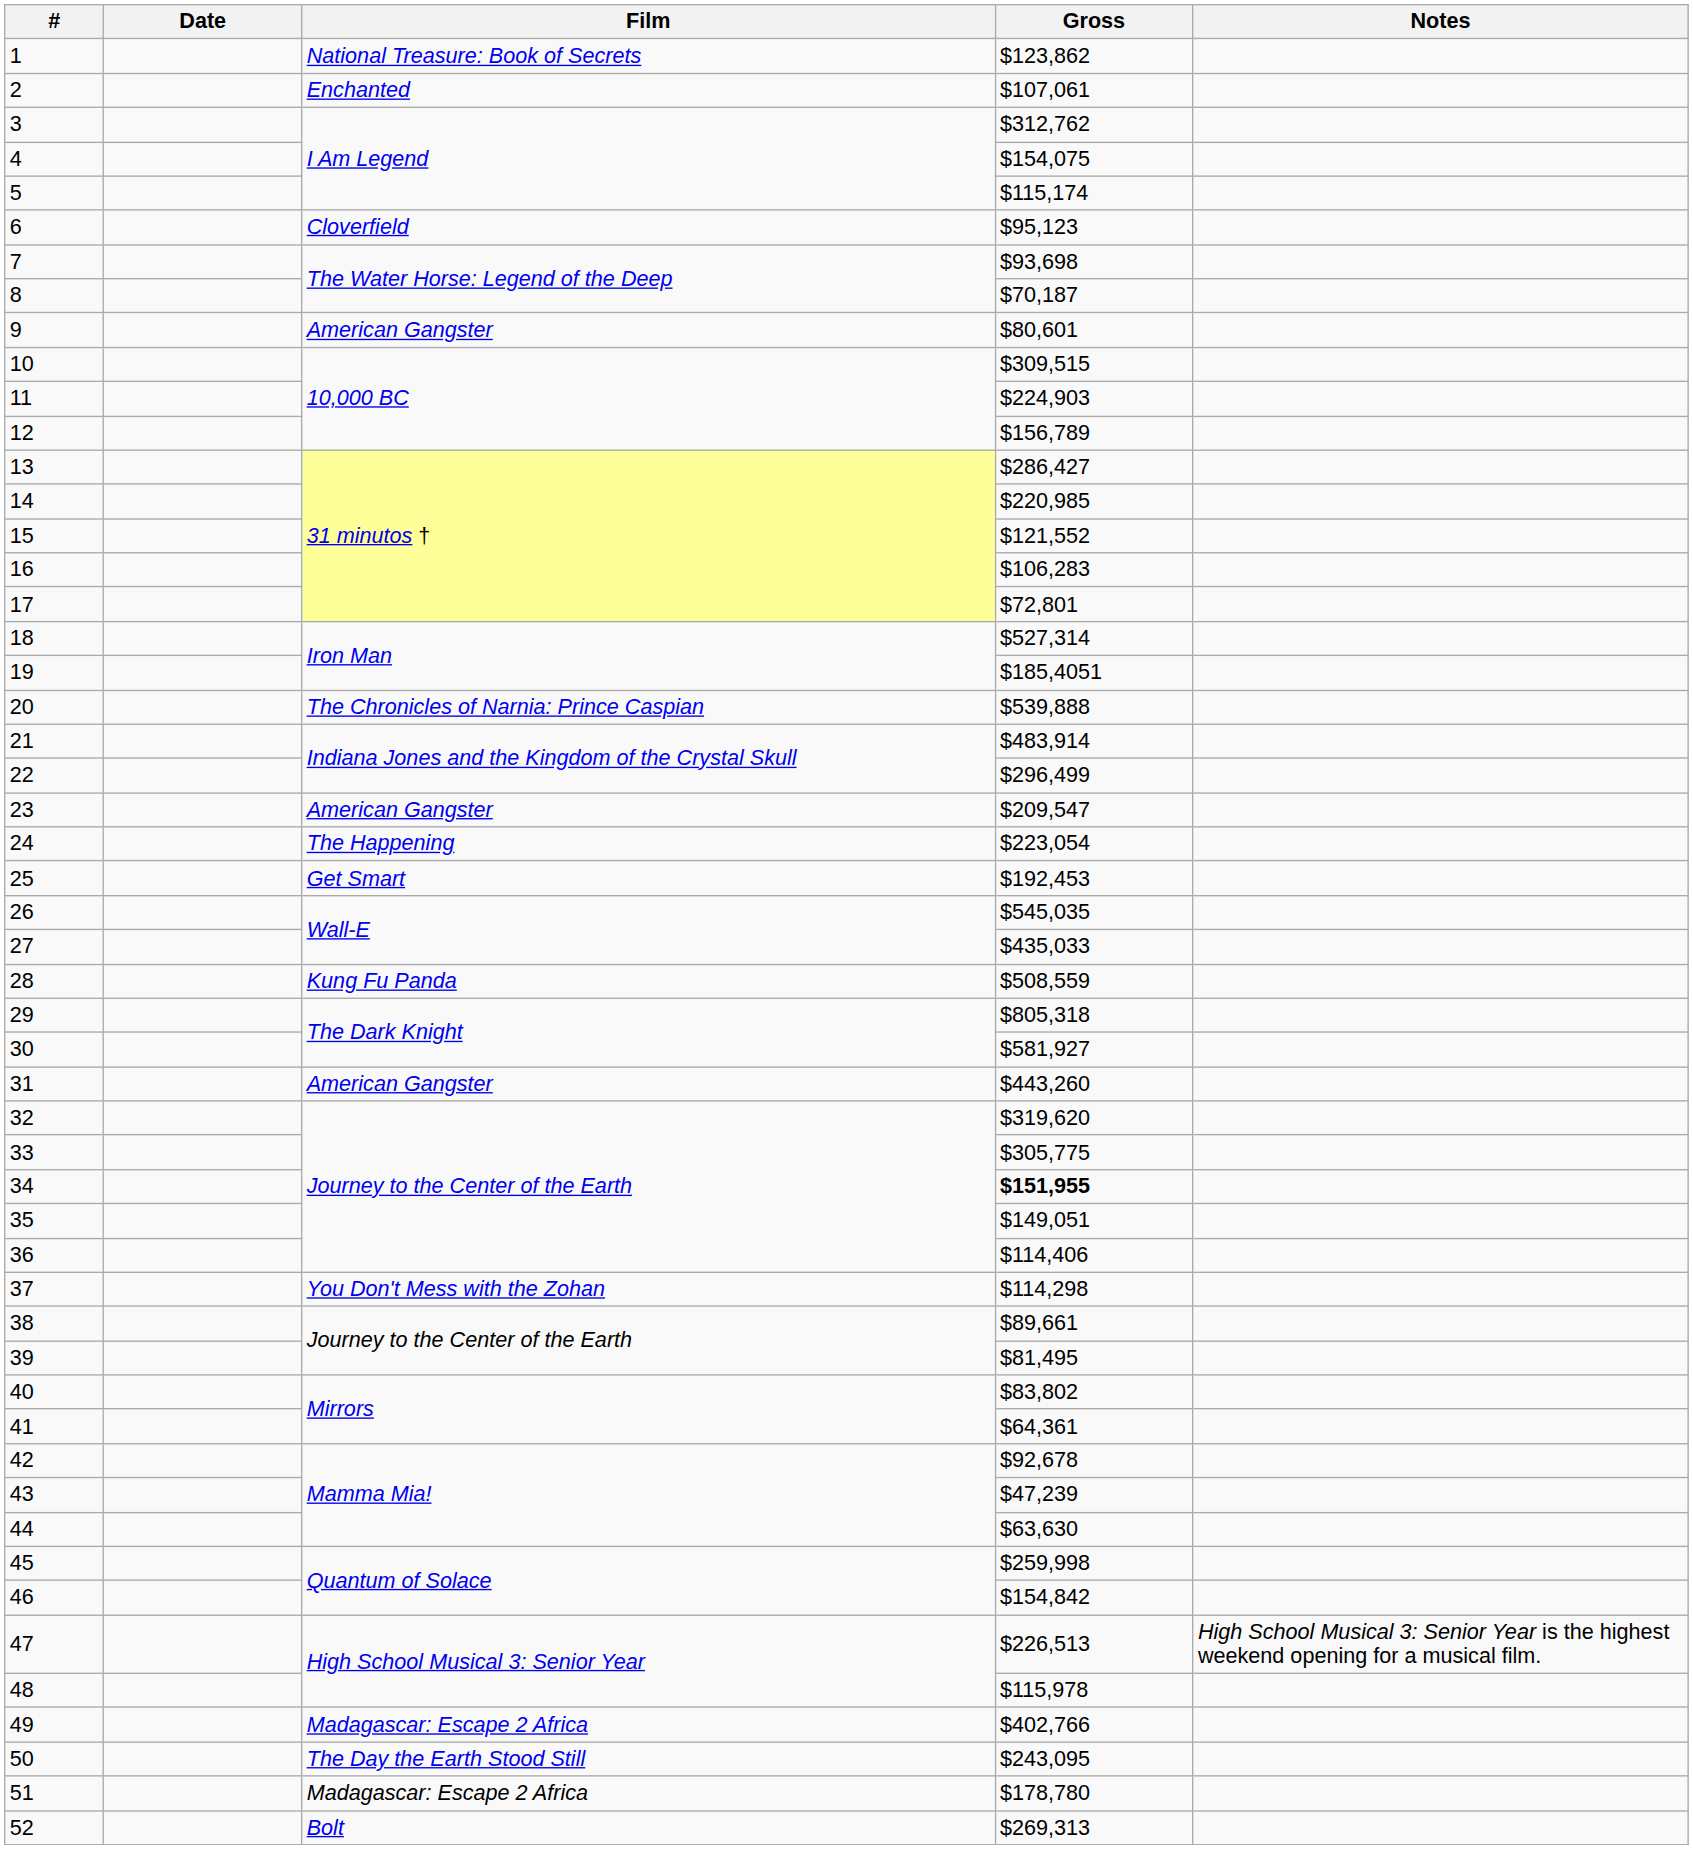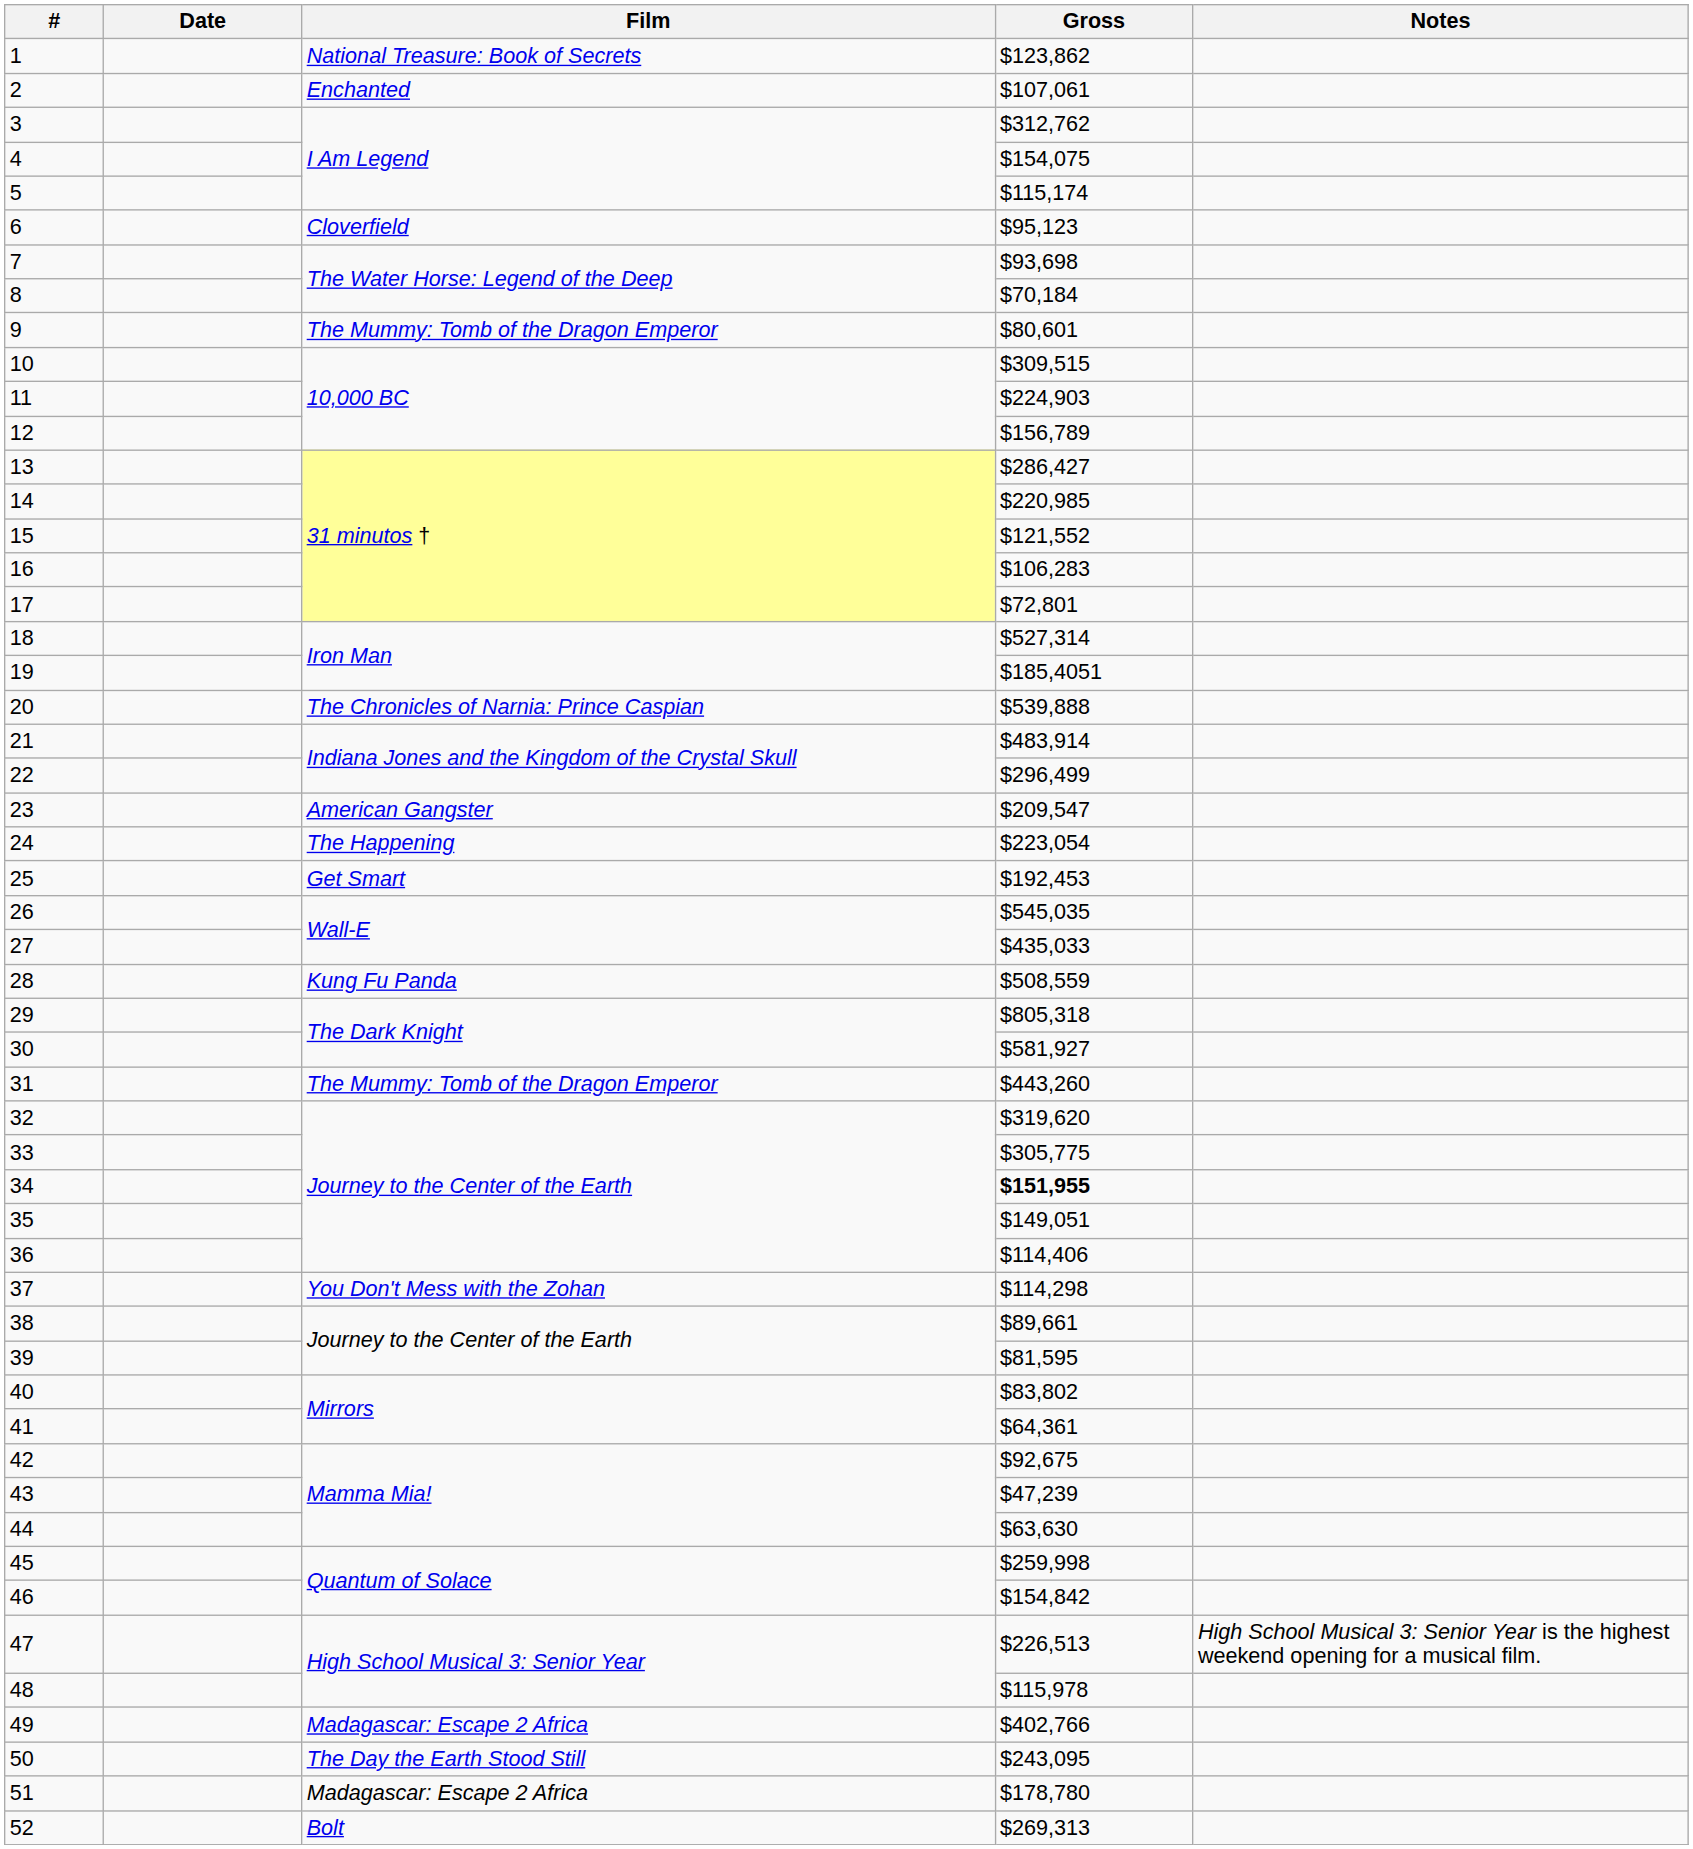(1039, 295) $70,187 -> (1039, 295) $70,184
(400, 329) American Gangster -> (512, 329) The Mummy: Tomb of the Dragon Emperor
(400, 1083) American Gangster -> (512, 1083) The Mummy: Tomb of the Dragon Emperor
(1039, 1357) $81,495 -> (1039, 1357) $81,595
(1039, 1460) $92,678 -> (1039, 1460) $92,675
